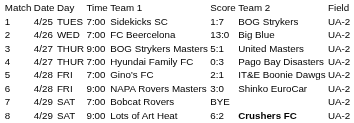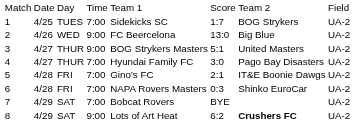(96, 35) 7:00 -> (96, 35) 9:00
(217, 62) 0:3 -> (217, 62) 3:0
(96, 89) 9:00 -> (96, 89) 7:00
(217, 89) 3:0 -> (217, 89) 0:3
